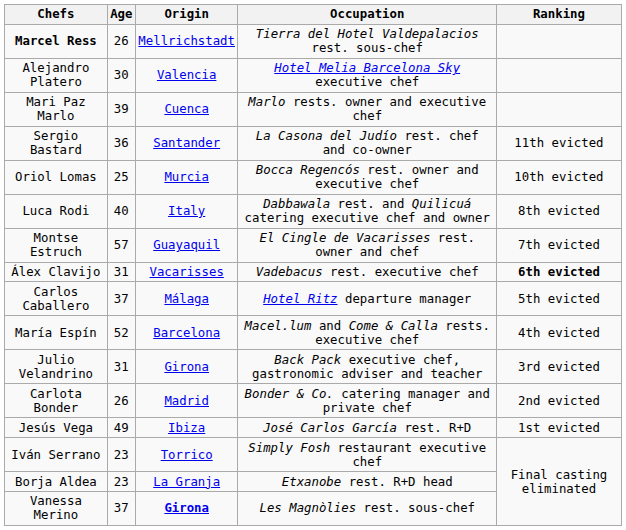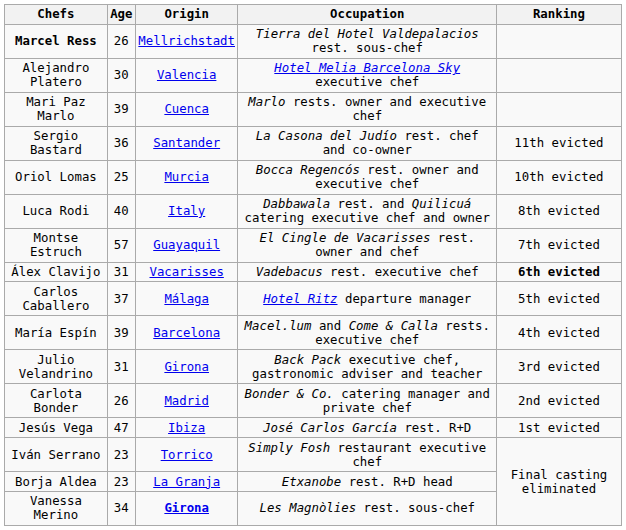(121, 333) 52 -> (121, 333) 39
(121, 428) 49 -> (121, 428) 47
(121, 508) 37 -> (121, 508) 34
